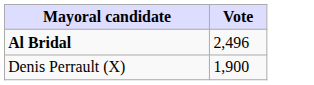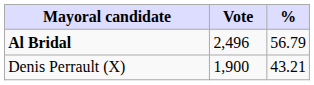+ column: (288, 17)
